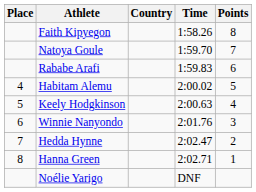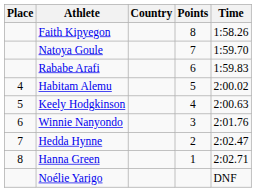columns swapped: (195, 13) <-> (233, 13)
